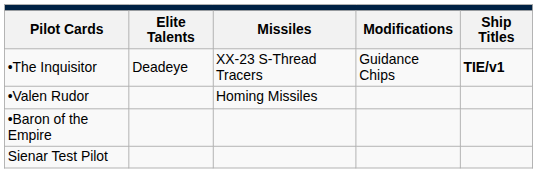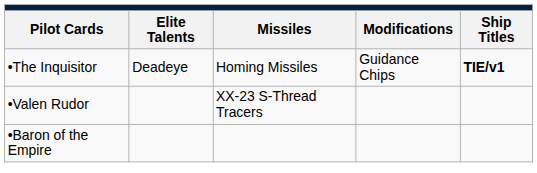(266, 67) XX-23 S-Thread Tracers -> (267, 67) Homing Missiles
(267, 97) Homing Missiles -> (266, 105) XX-23 S-Thread Tracers
- row: (58, 157)
